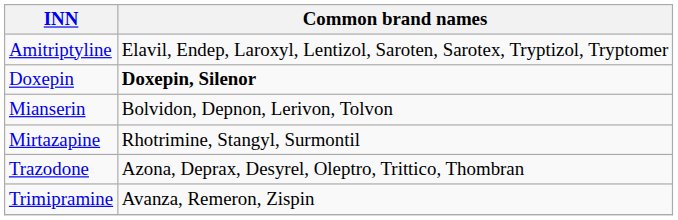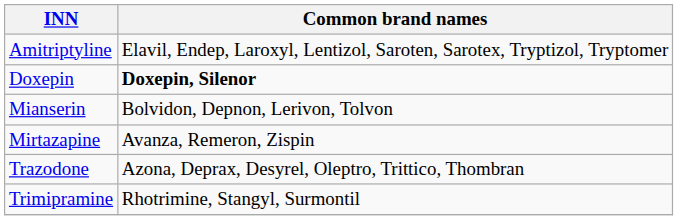(241, 139) Rhotrimine, Stangyl, Surmontil -> (218, 139) Avanza, Remeron, Zispin
(218, 199) Avanza, Remeron, Zispin -> (241, 199) Rhotrimine, Stangyl, Surmontil
